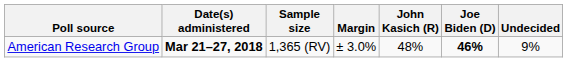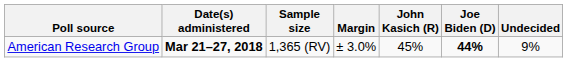(410, 47) 48% -> (410, 47) 45%
(470, 47) 46% -> (470, 47) 44%
